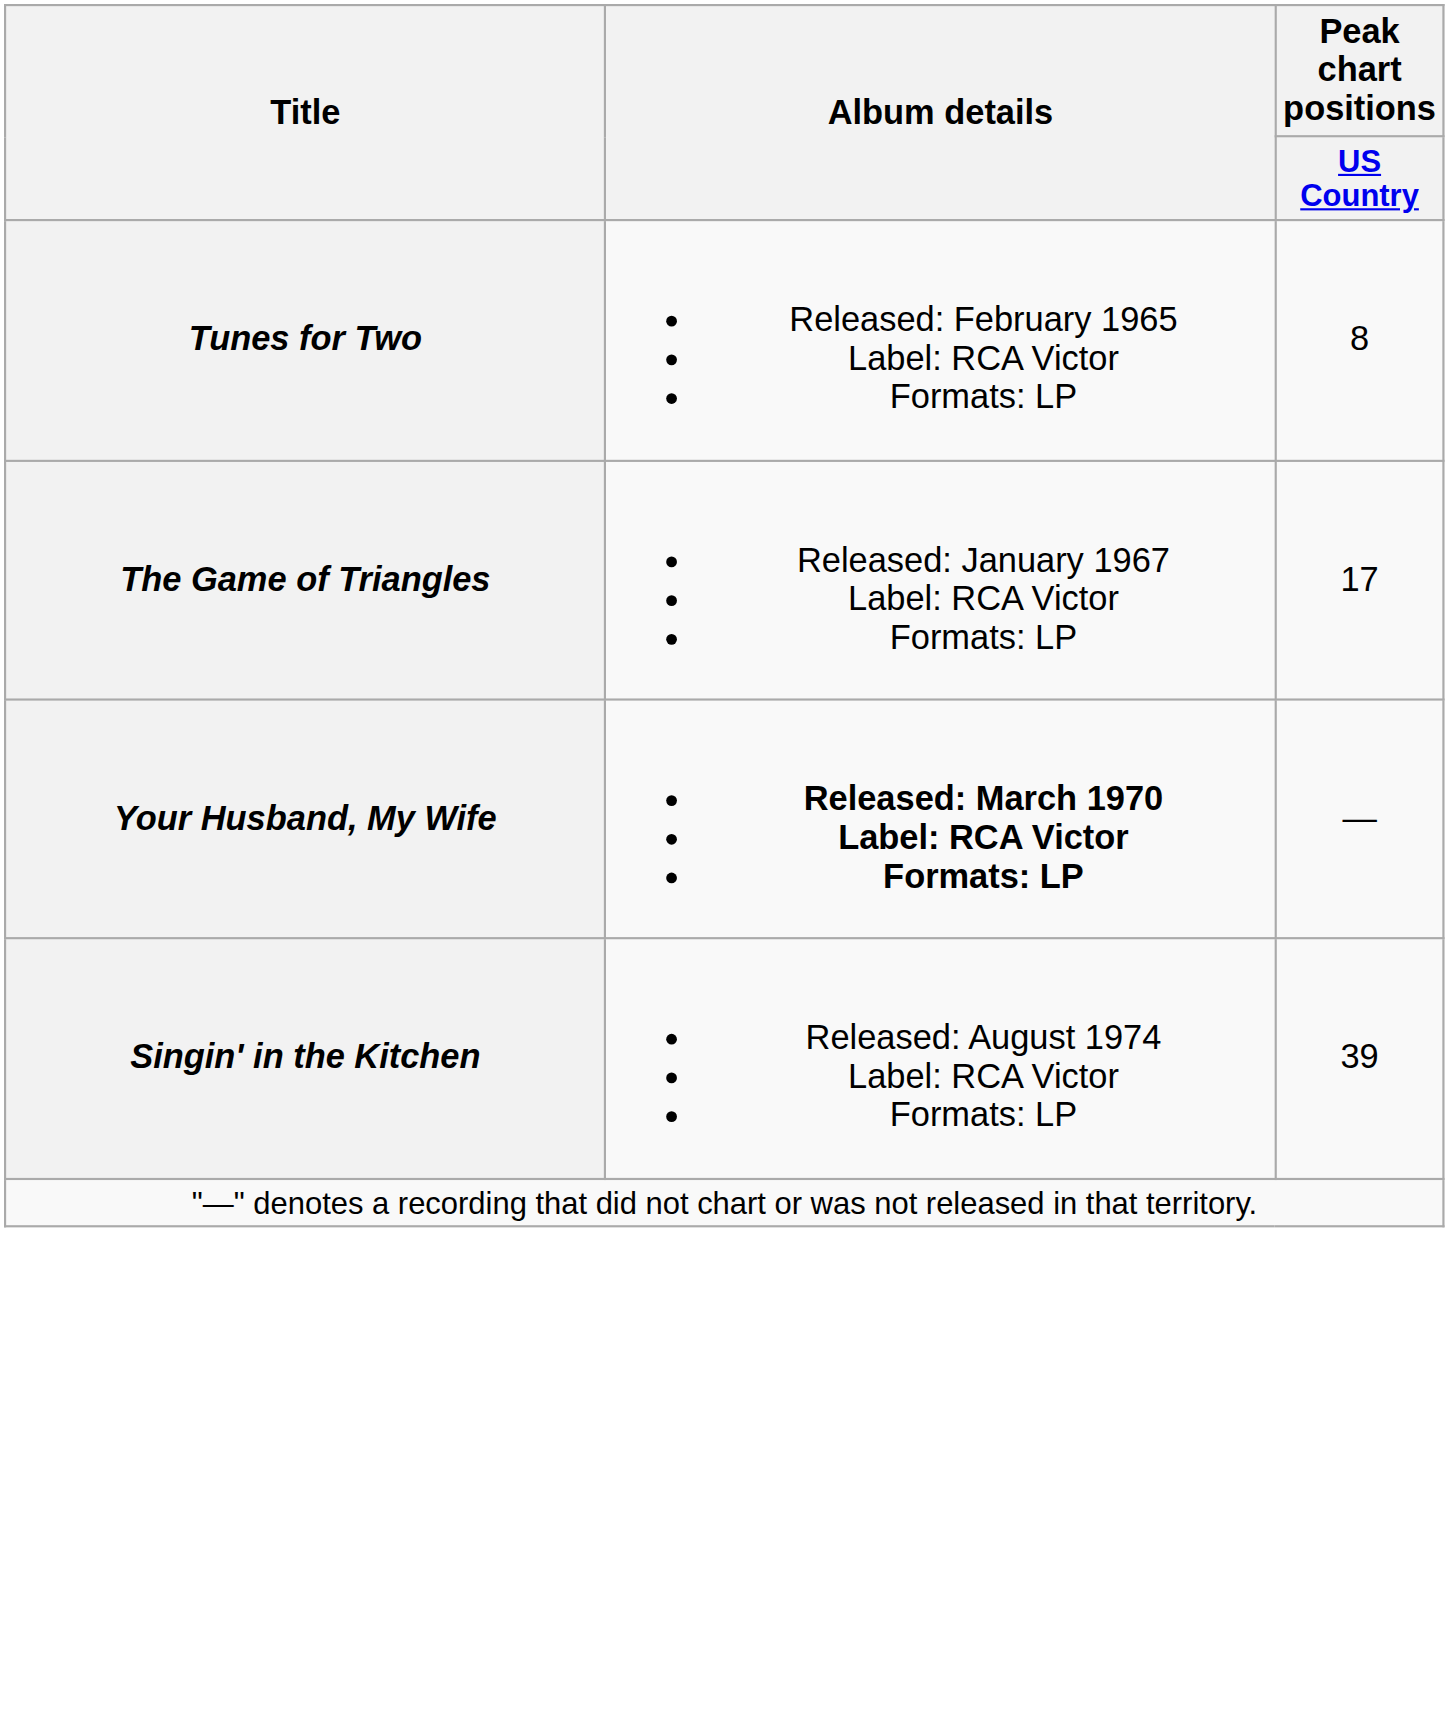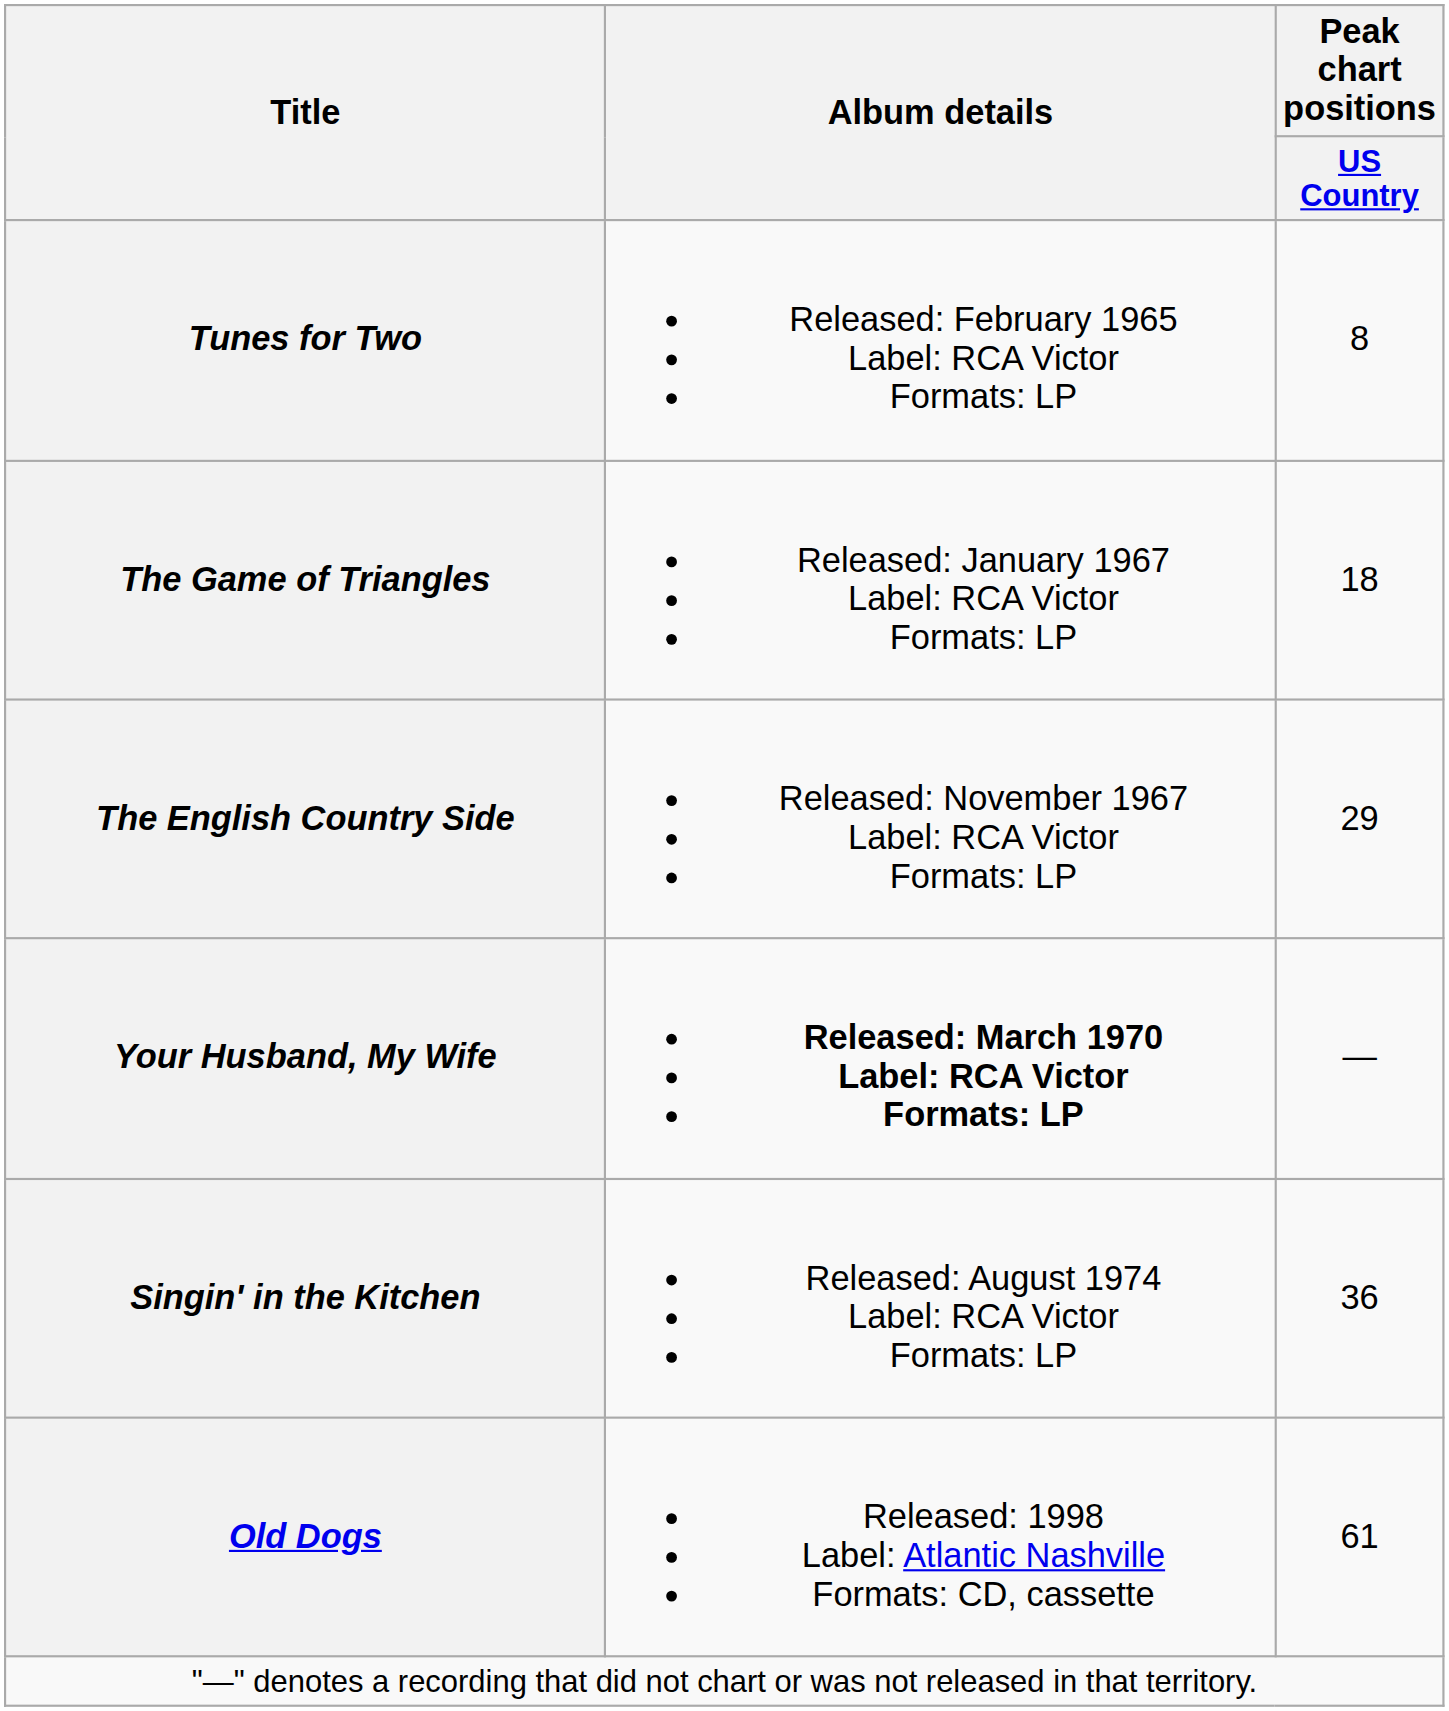(1360, 578) 17 -> (1360, 578) 18
+ row: (305, 818)
(1360, 1057) 39 -> (1360, 1297) 36
+ row: (305, 1536)
